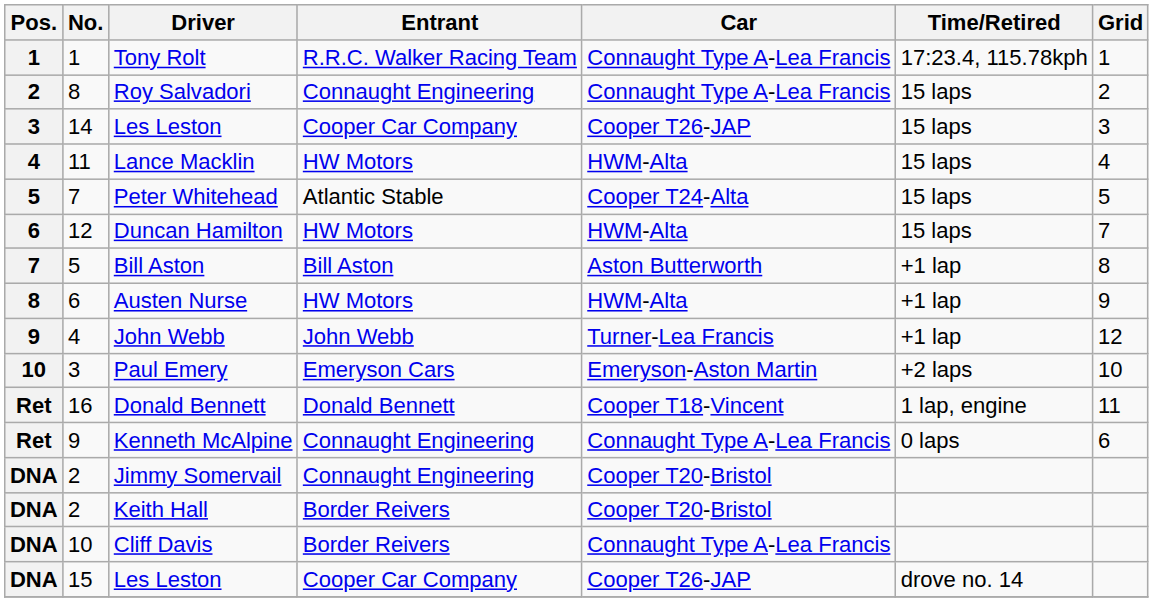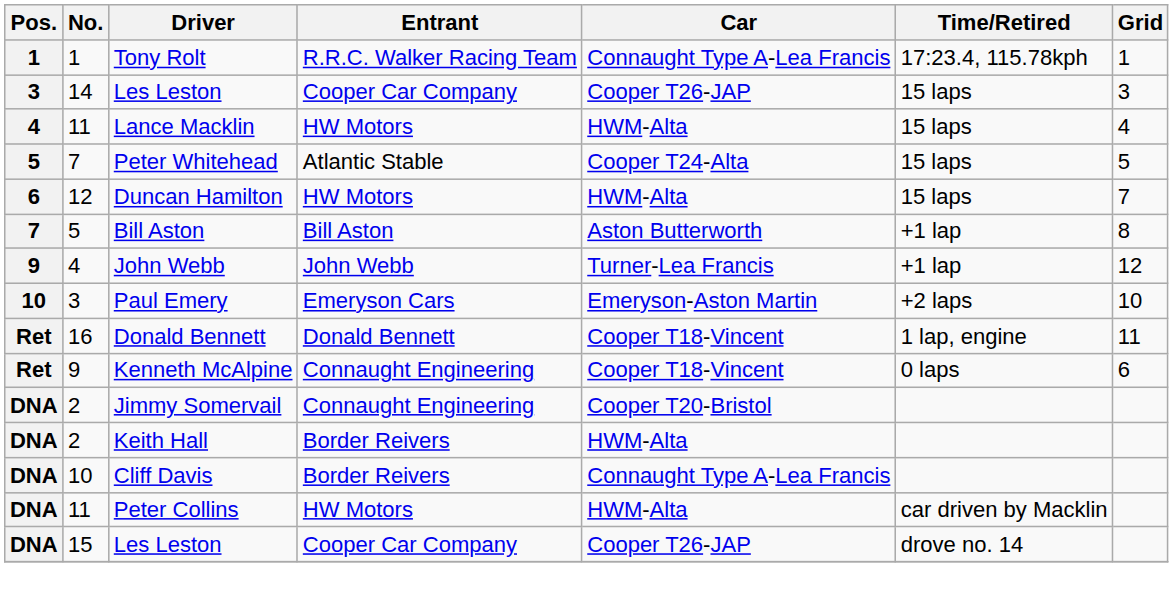- row: (74, 92)
- row: (74, 301)
(739, 440) Connaught Type A-Lea Francis -> (685, 371) Cooper T18-Vincent
(679, 510) Cooper T20-Bristol -> (637, 440) HWM-Alta
+ row: (79, 510)
